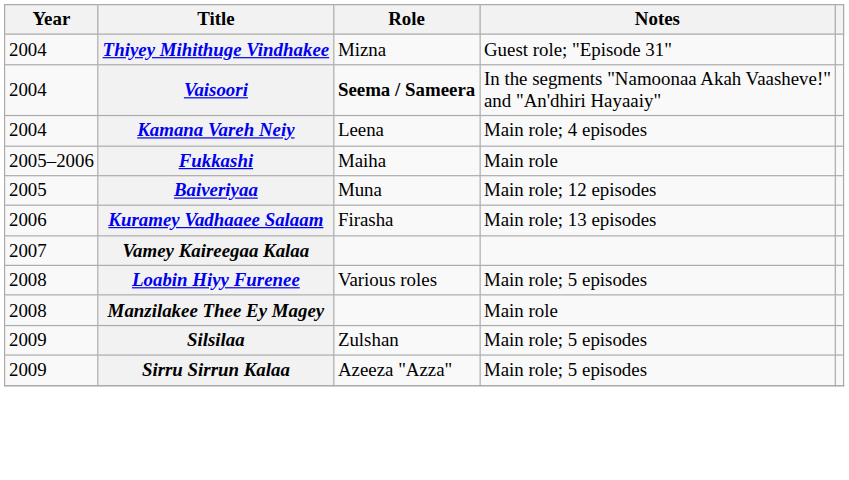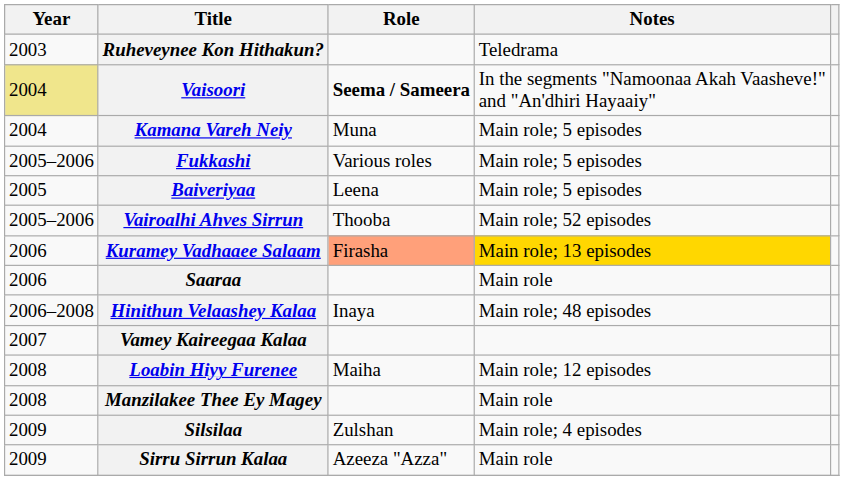+ row: (213, 49)
- row: (216, 49)
(28, 89) no background -> (28, 89) khaki background
(361, 130) Leena -> (355, 130) Muna
(565, 130) Main role; 4 episodes -> (560, 130) Main role; 5 episodes
(362, 160) Maiha -> (382, 160) Various roles
(521, 160) Main role -> (560, 160) Main role; 5 episodes
(360, 190) Muna -> (356, 190) Leena
(570, 190) Main role; 12 episodes -> (560, 190) Main role; 5 episodes
+ row: (213, 220)
(366, 220) no background -> (360, 250) lightsalmon background
(570, 220) no background -> (565, 250) gold background
+ row: (213, 280)
+ row: (213, 310)
(387, 280) Various roles -> (357, 370) Maiha
(565, 280) Main role; 5 episodes -> (565, 370) Main role; 12 episodes
(565, 340) Main role; 5 episodes -> (560, 429) Main role; 4 episodes
(565, 370) Main role; 5 episodes -> (516, 459) Main role
